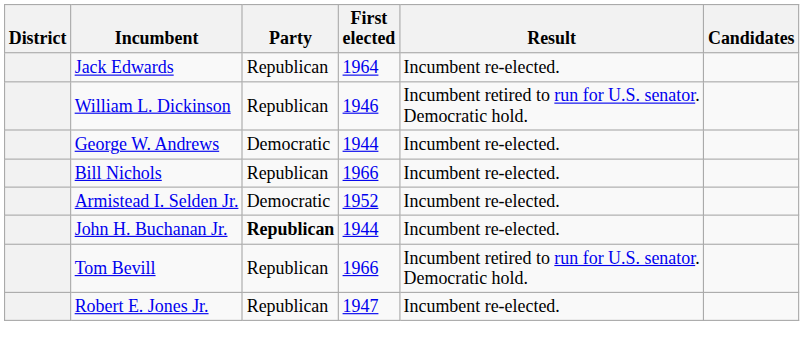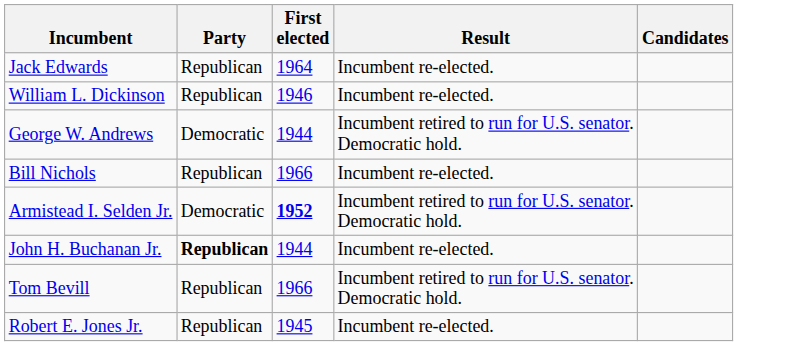- column: (38, 38)
(552, 105) Incumbent retired to run for U.S. senator. Democratic hold. -> (416, 95) Incumbent re-elected.
(482, 144) Incumbent re-elected. -> (486, 134) Incumbent retired to run for U.S. senator. Democratic hold.
(360, 201) normal -> (295, 211) bold
(482, 201) Incumbent re-elected. -> (486, 211) Incumbent retired to run for U.S. senator. Democratic hold.
(360, 306) 1947 -> (295, 326) 1945
